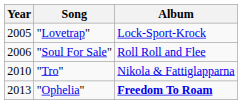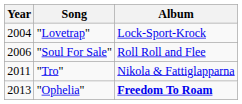(19, 33) 2005 -> (19, 33) 2004
(19, 71) 2010 -> (19, 71) 2011
